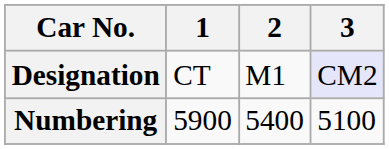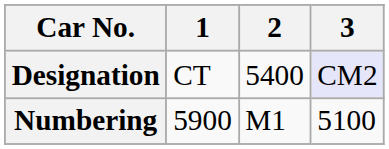(266, 74) M1 -> (275, 74) 5400
(275, 120) 5400 -> (266, 120) M1
